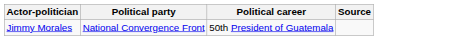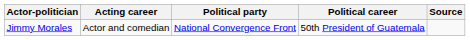+ column: (126, 12)
